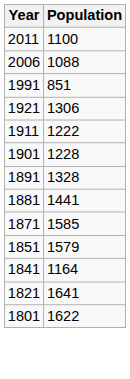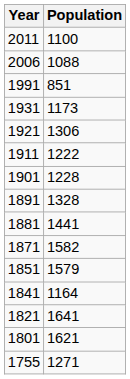+ row: (24, 108)
(63, 223) 1585 -> (63, 246) 1582
(63, 316) 1622 -> (63, 339) 1621
+ row: (24, 362)
